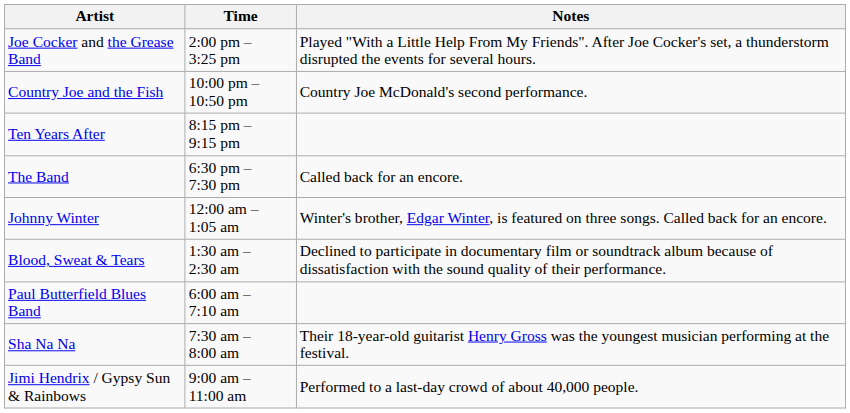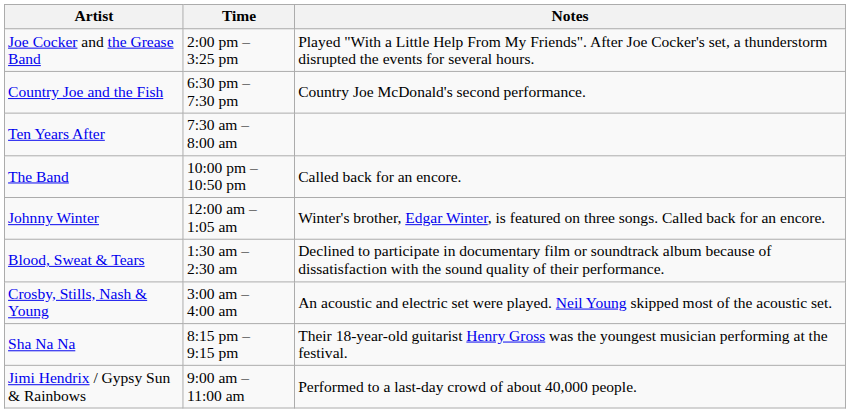(224, 92) 10:00 pm – 10:50 pm -> (218, 92) 6:30 pm – 7:30 pm
(220, 134) 8:15 pm – 9:15 pm -> (218, 134) 7:30 am – 8:00 am
(220, 176) 6:30 pm – 7:30 pm -> (222, 176) 10:00 pm – 10:50 pm
+ row: (78, 302)
- row: (77, 302)
(220, 344) 7:30 am – 8:00 am -> (218, 344) 8:15 pm – 9:15 pm
